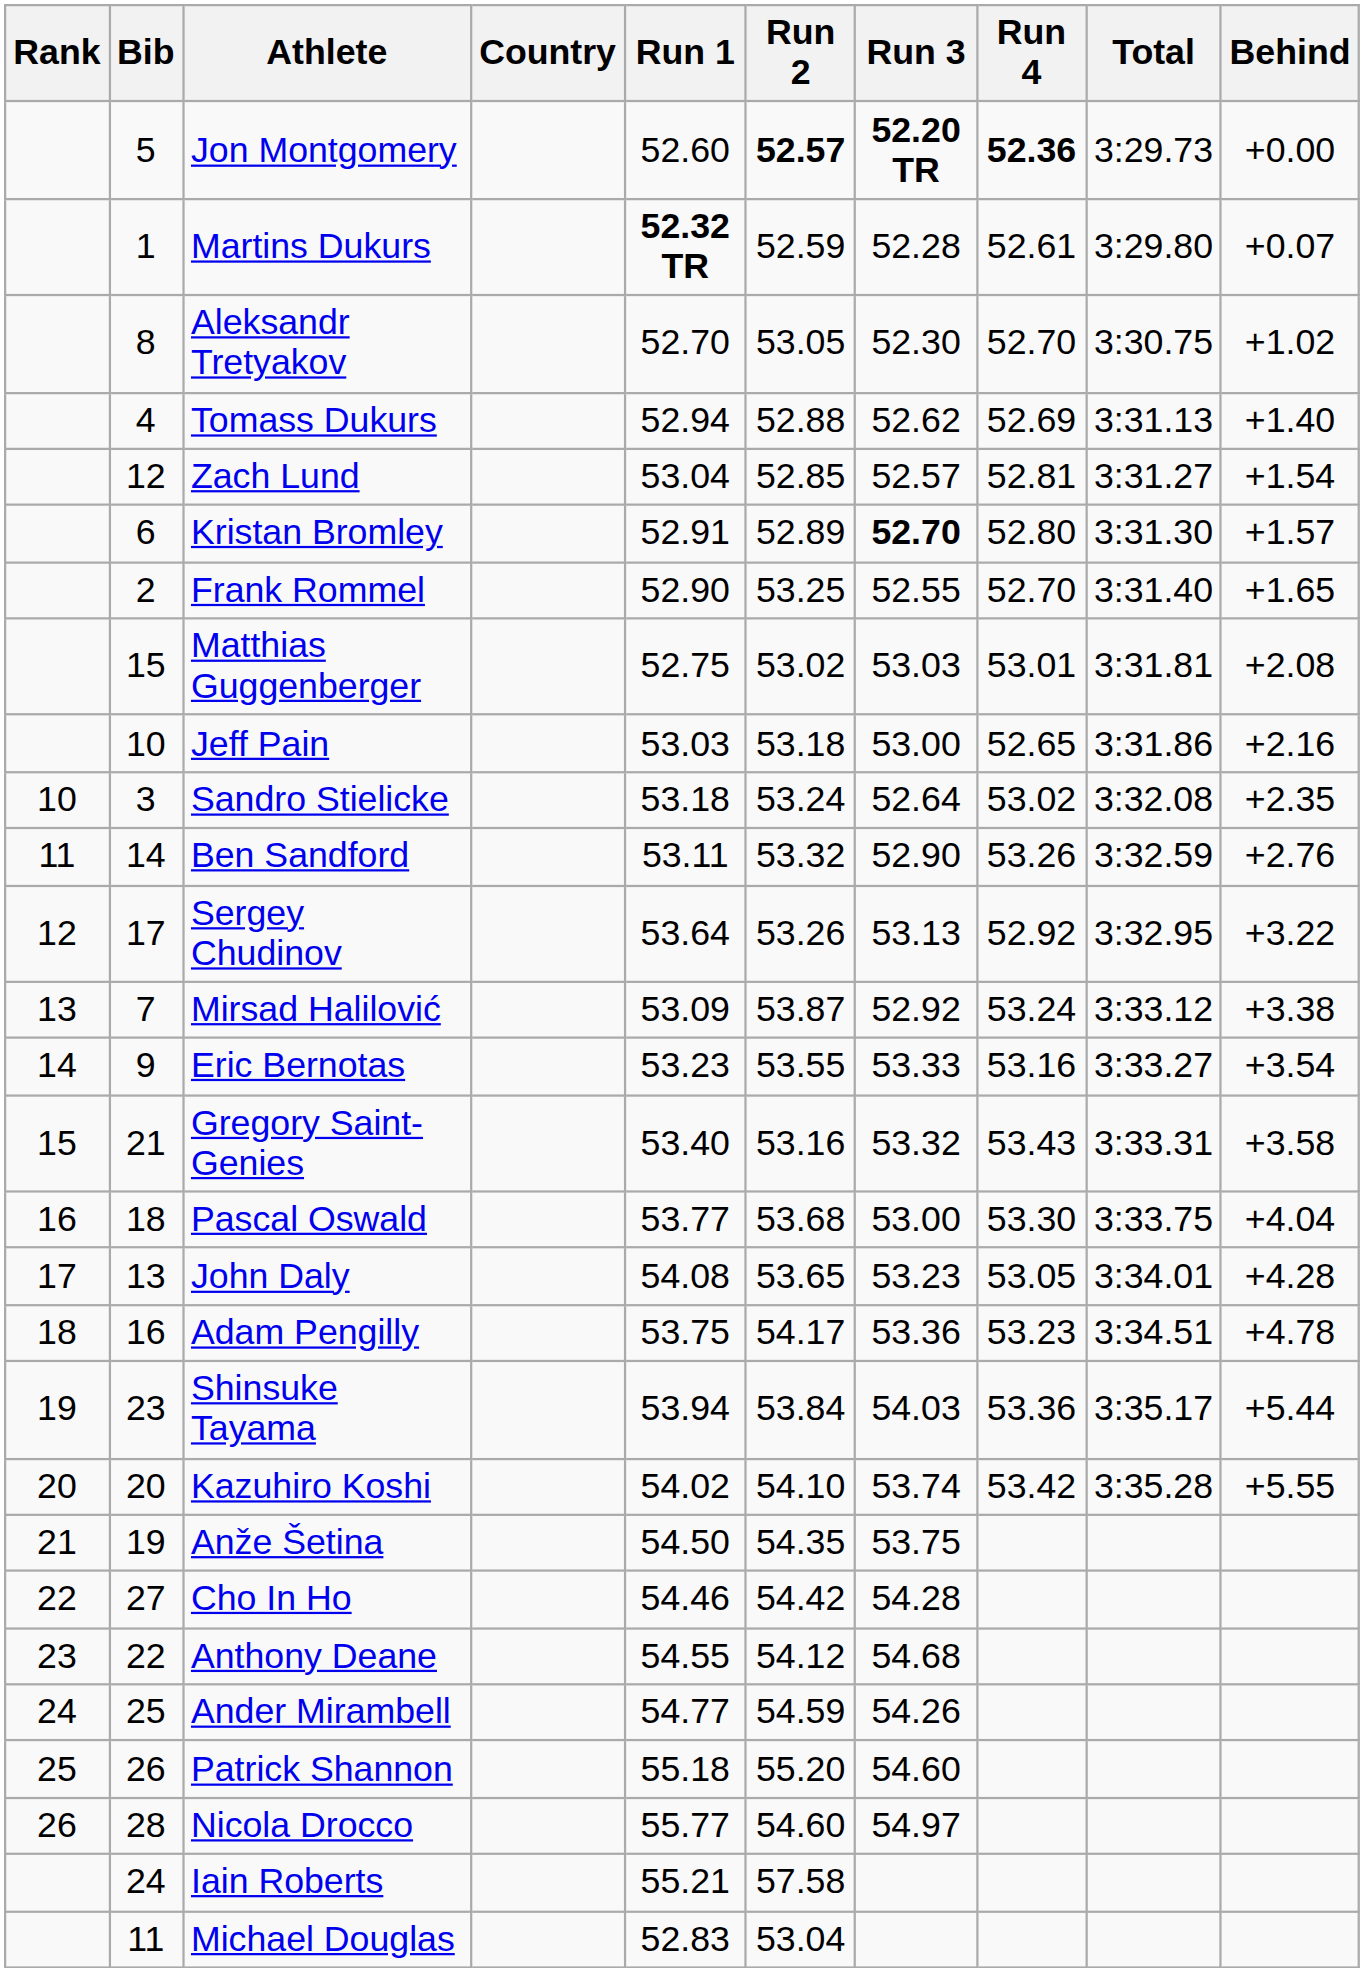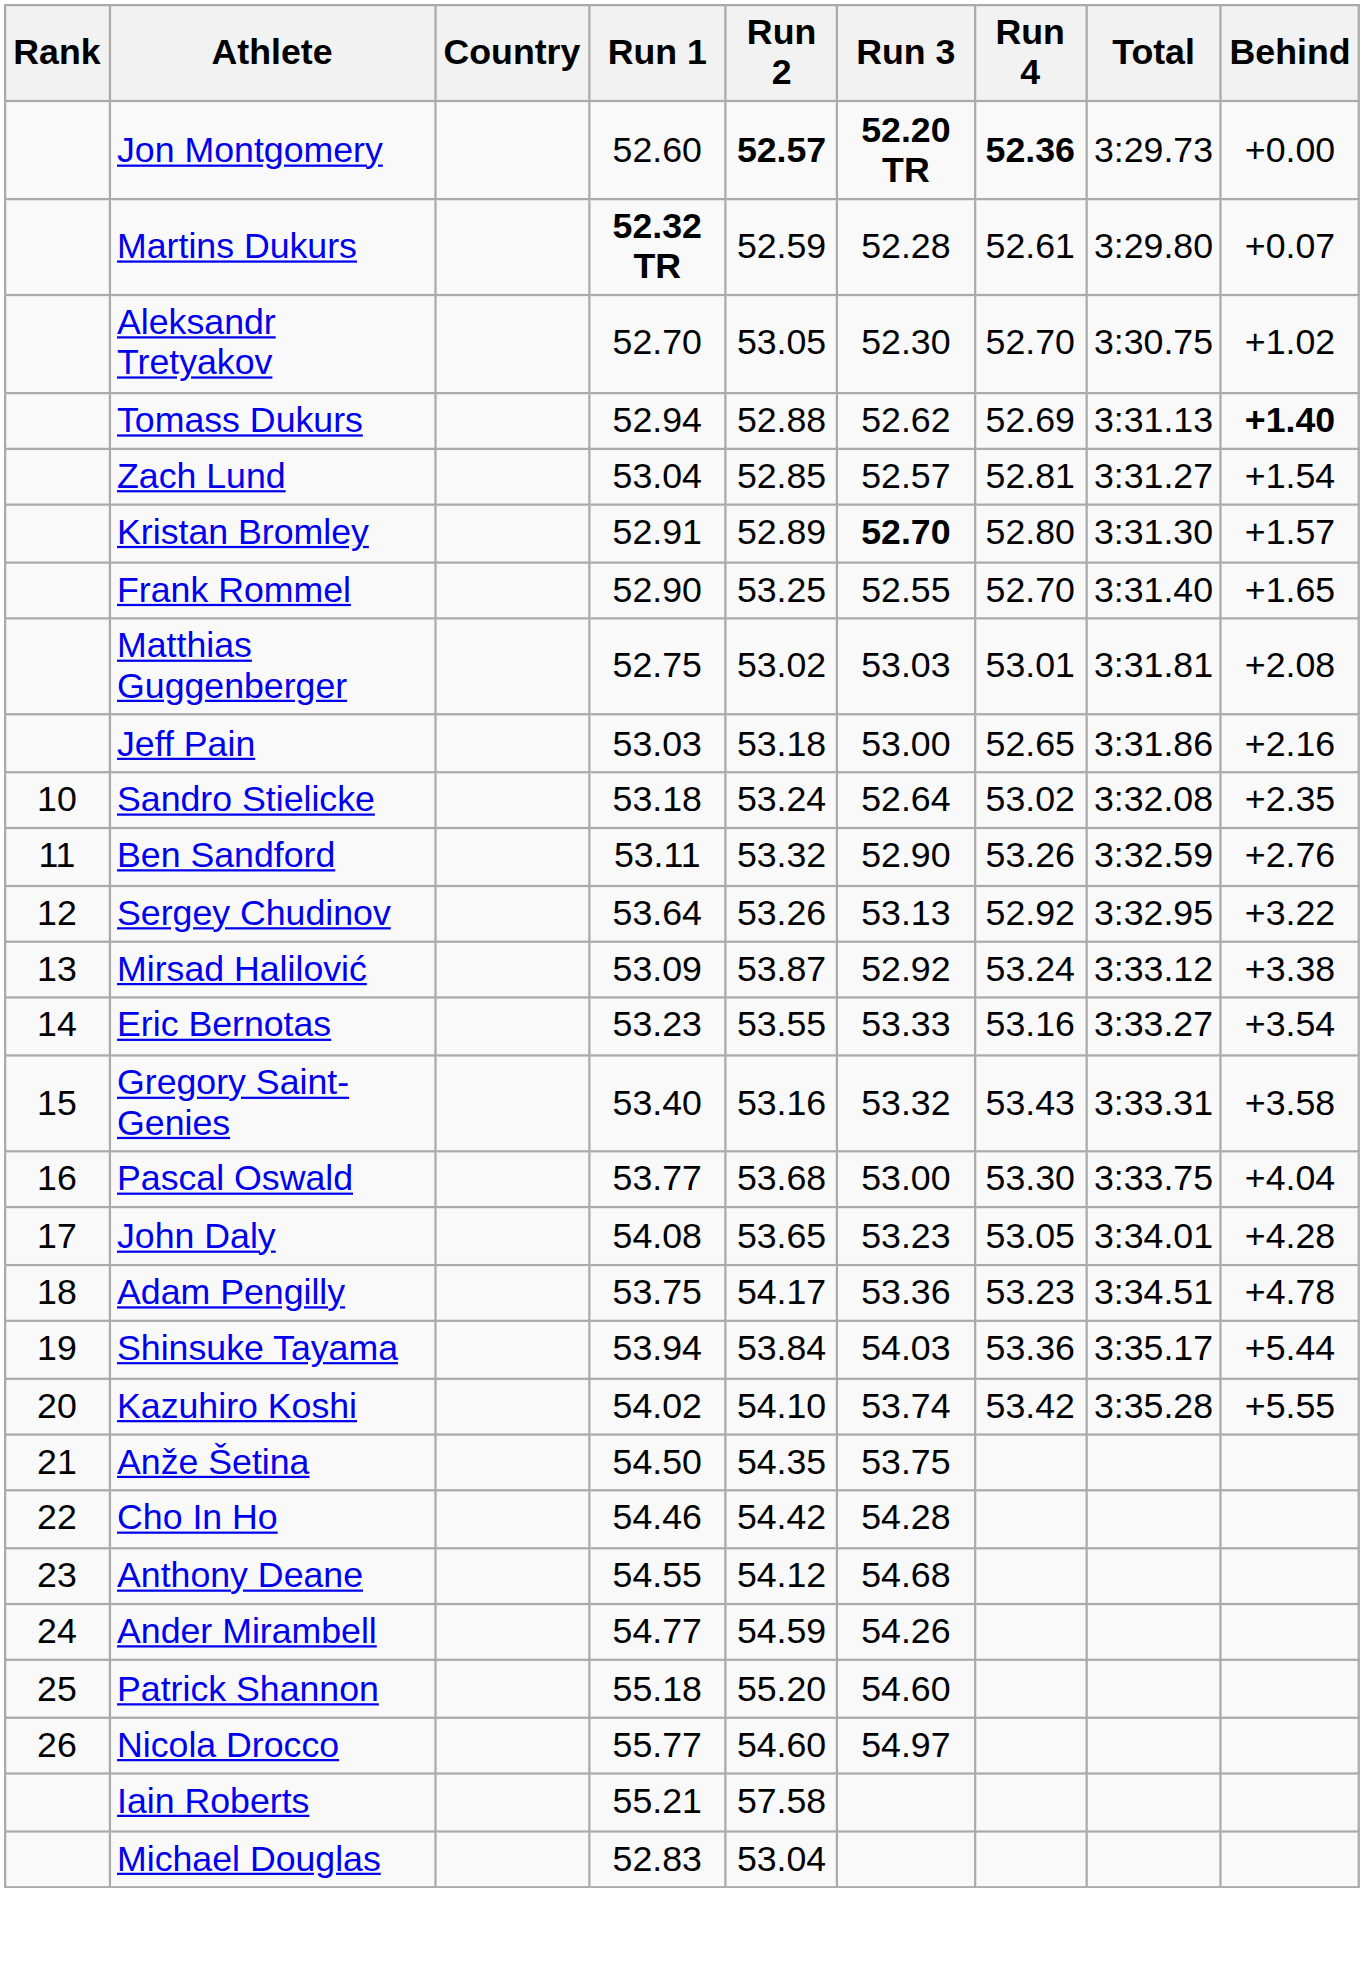- column: (146, 52)
(1290, 419) normal -> (1290, 419) bold
